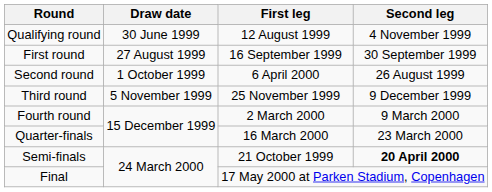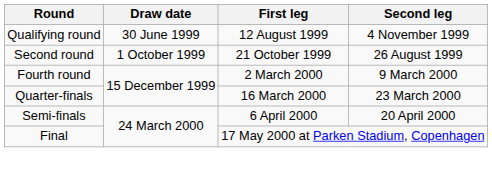- row: (54, 55)
(286, 75) 6 April 2000 -> (284, 55) 21 October 1999
- row: (54, 95)
(286, 156) 21 October 1999 -> (284, 116) 6 April 2000
(420, 156) bold -> (418, 116) normal
